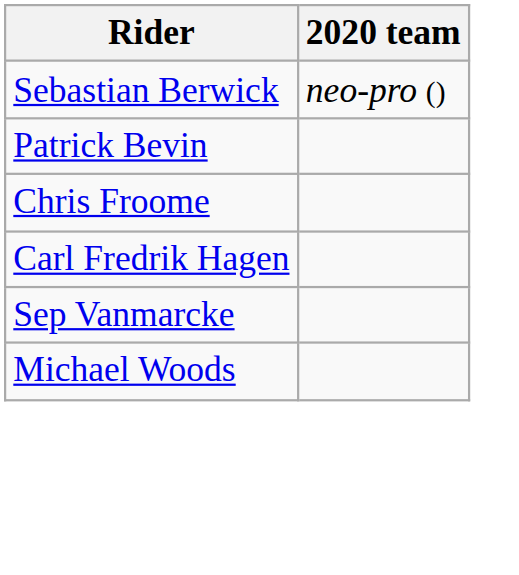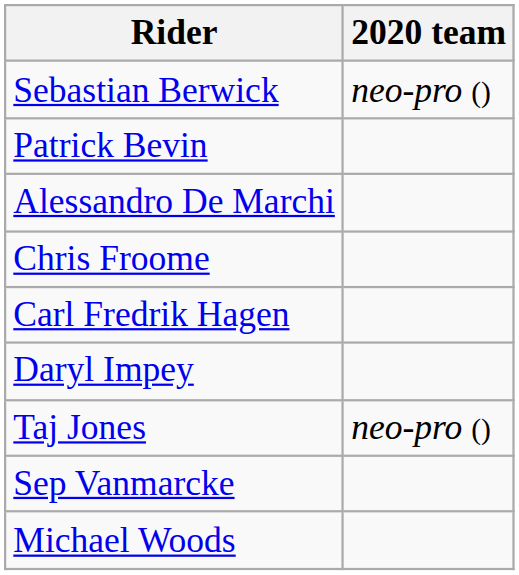+ row: (174, 201)
+ row: (104, 370)
+ row: (80, 426)
